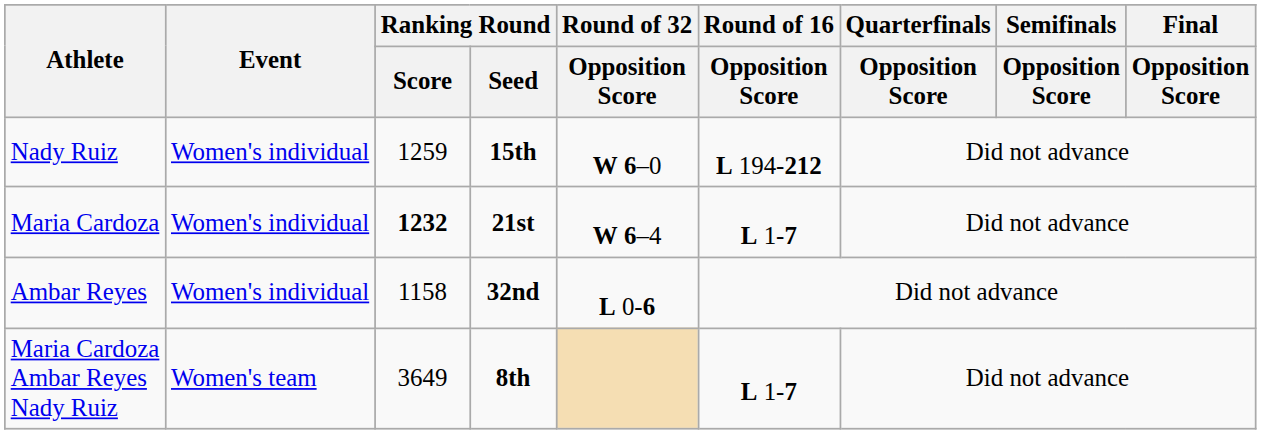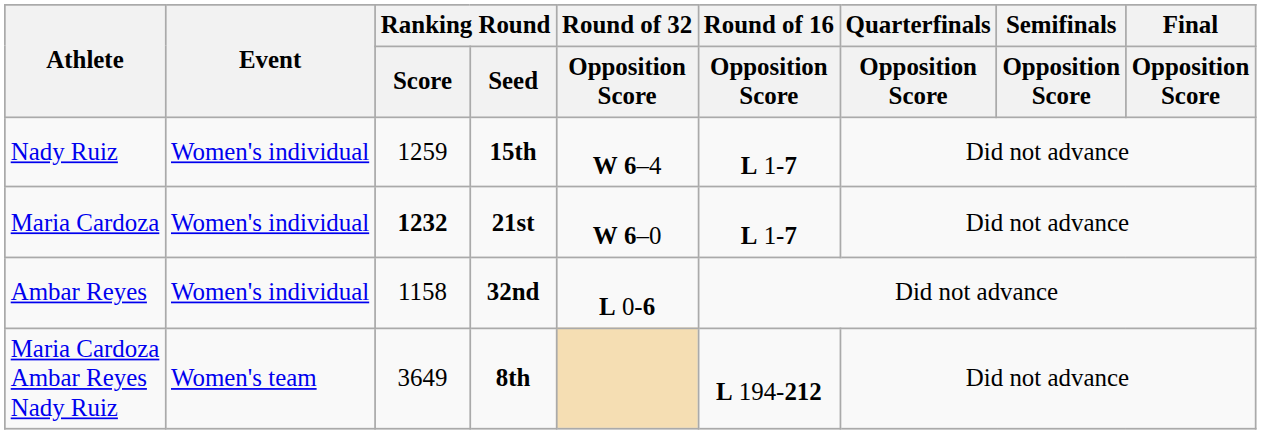(627, 166) W 6–0 -> (627, 166) W 6–4
(769, 166) L 194-212 -> (769, 166) L 1-7
(627, 236) W 6–4 -> (627, 236) W 6–0
(769, 392) L 1-7 -> (769, 392) L 194-212
